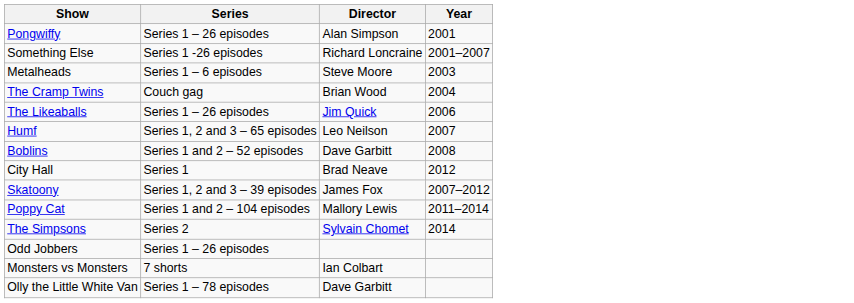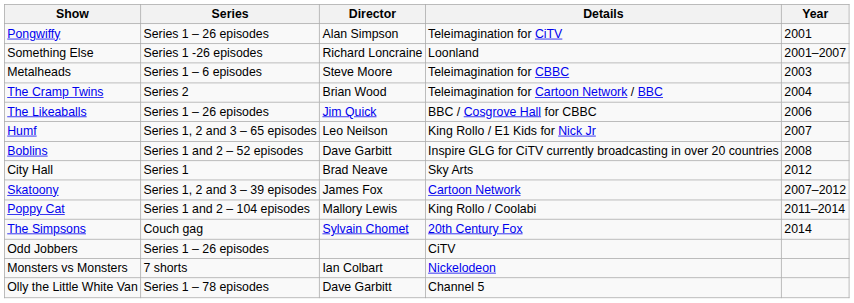+ column: (603, 14)
(173, 92) Couch gag -> (166, 92) Series 2
(166, 229) Series 2 -> (173, 229) Couch gag
